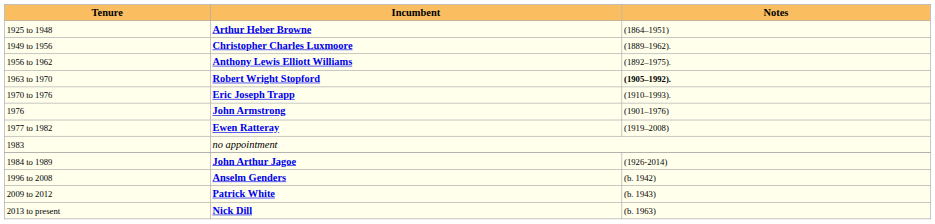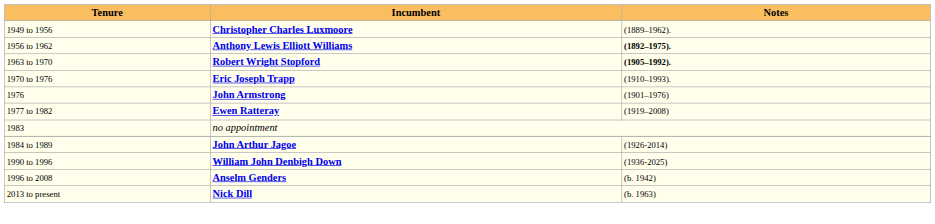- row: (30, 29)
(647, 62) normal -> (647, 45) bold
+ row: (30, 161)
- row: (30, 194)
